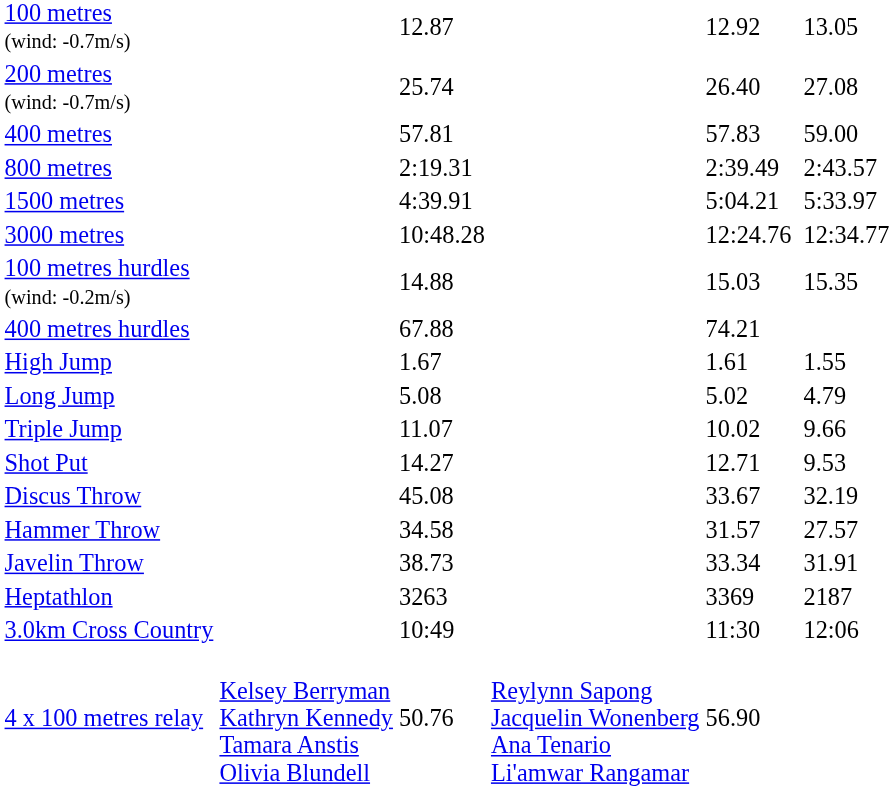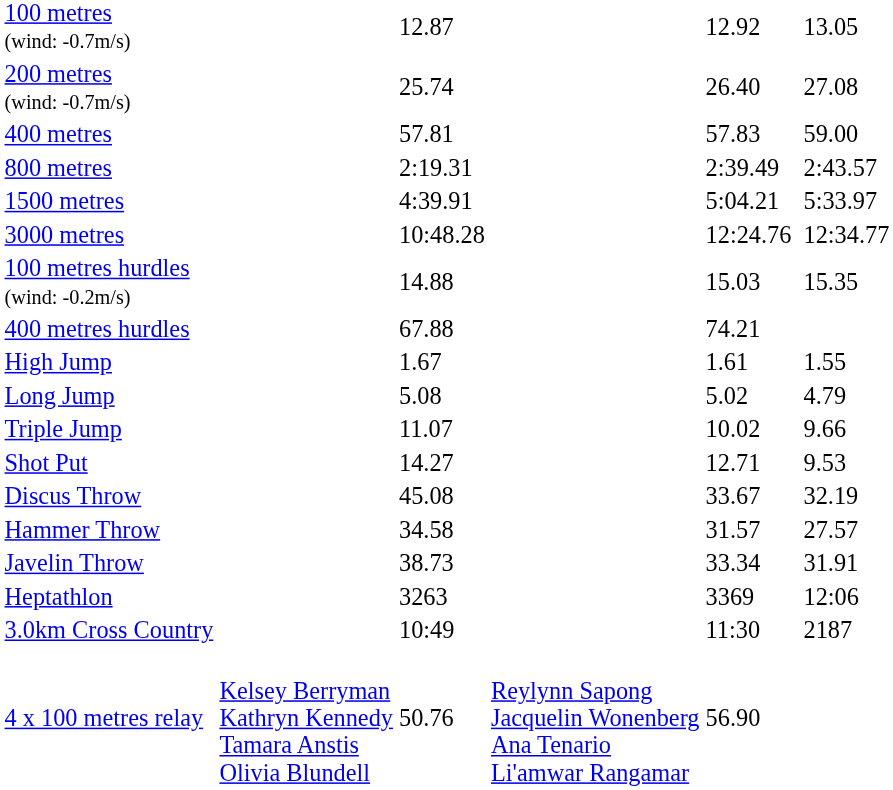(828, 596) 2187 -> (831, 596) 12:06
(831, 630) 12:06 -> (828, 630) 2187
